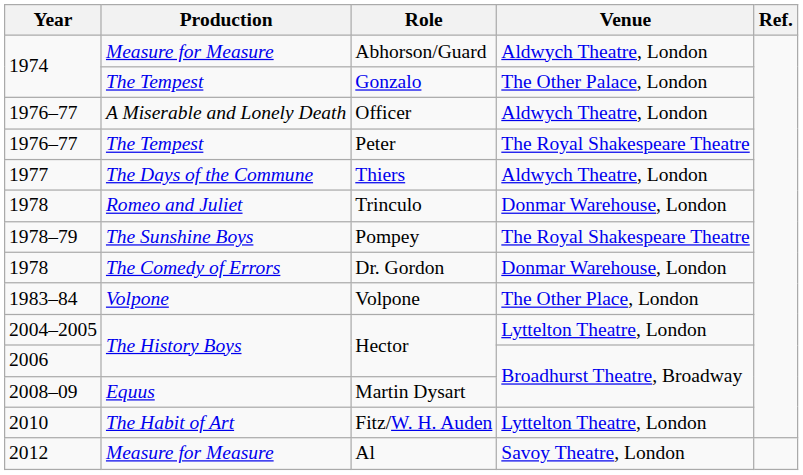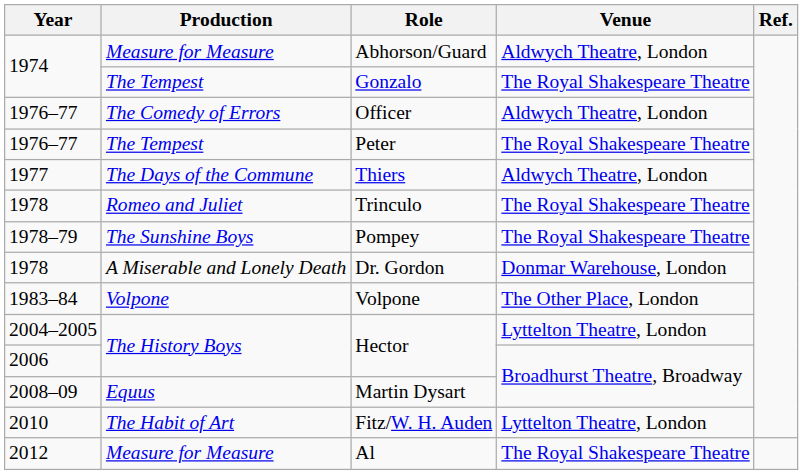(604, 81) The Other Palace, London -> (626, 81) The Royal Shakespeare Theatre
(226, 112) A Miserable and Lonely Death -> (193, 112) The Comedy of Errors
(614, 205) Donmar Warehouse, London -> (626, 205) The Royal Shakespeare Theatre
(193, 267) The Comedy of Errors -> (226, 267) A Miserable and Lonely Death
(593, 453) Savoy Theatre, London -> (626, 453) The Royal Shakespeare Theatre
